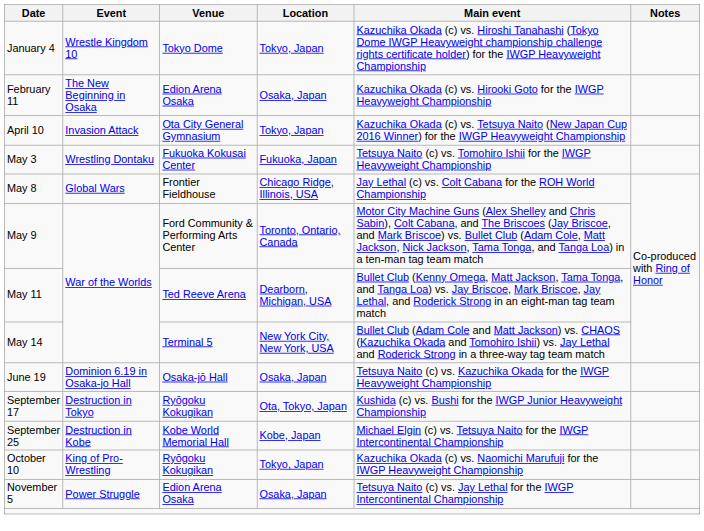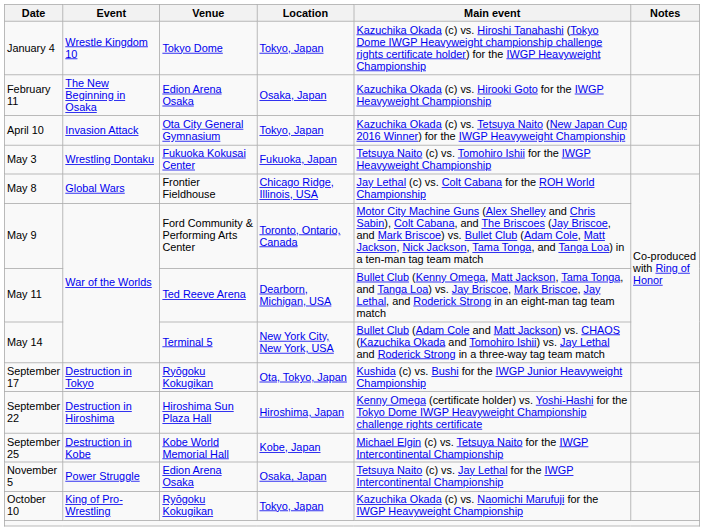- row: (26, 377)
+ row: (34, 412)
rows swapped: (26, 464) <-> (32, 494)
